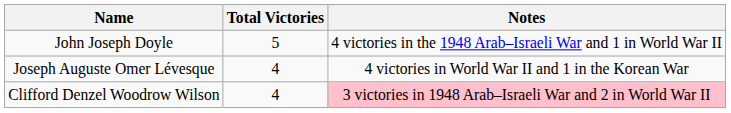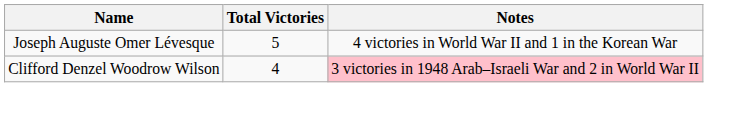- row: (114, 43)
(275, 69) 4 -> (275, 43) 5
